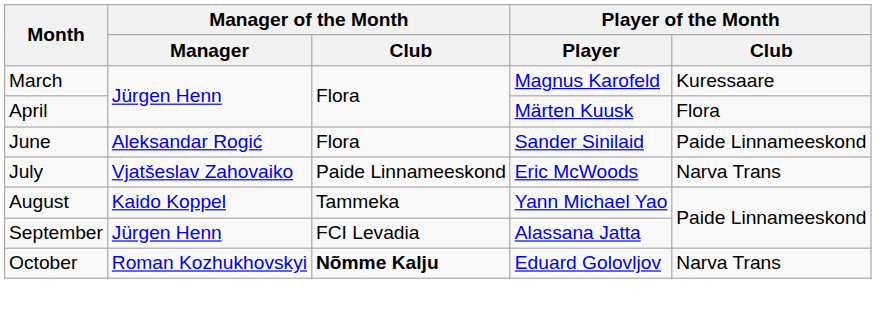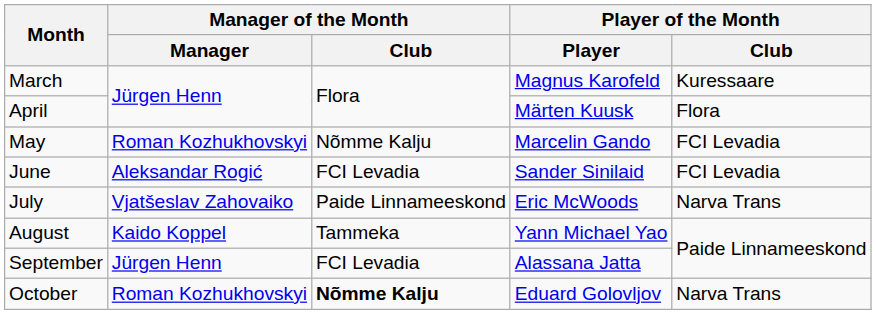+ row: (27, 141)
(338, 141) Flora -> (368, 171) FCI Levadia
(771, 141) Paide Linnameeskond -> (728, 171) FCI Levadia
